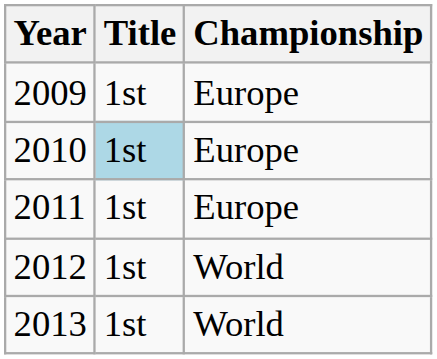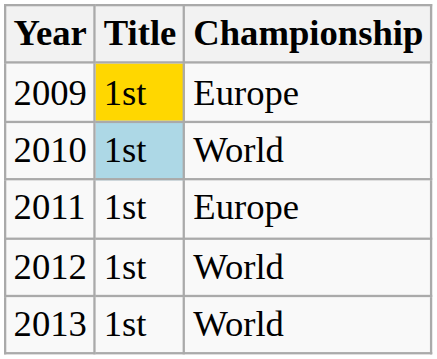(125, 91) no background -> (125, 91) gold background
(246, 149) Europe -> (239, 149) World
